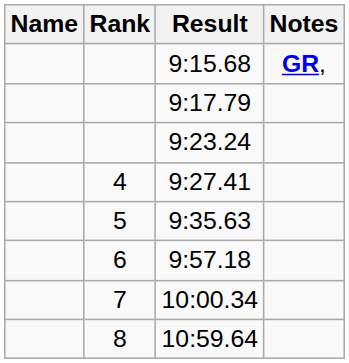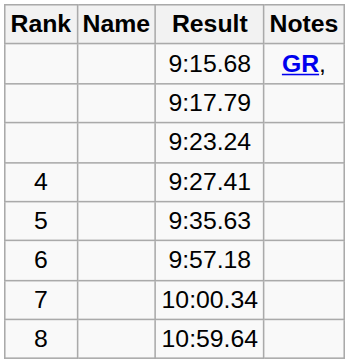columns swapped: (120, 24) <-> (44, 24)
